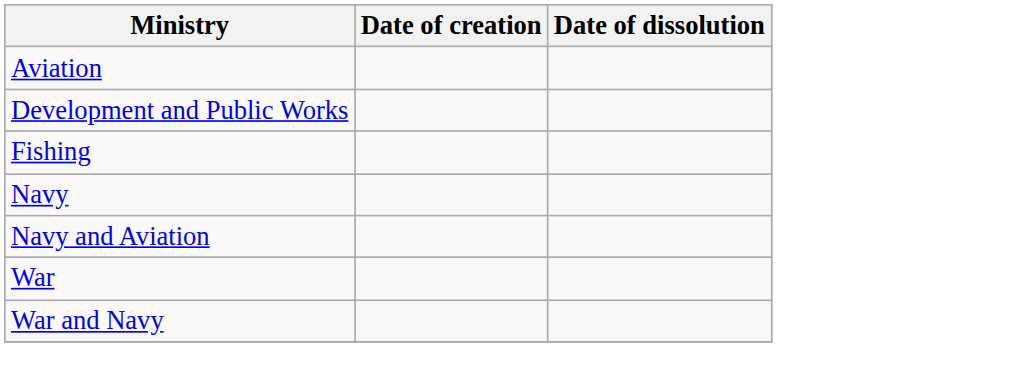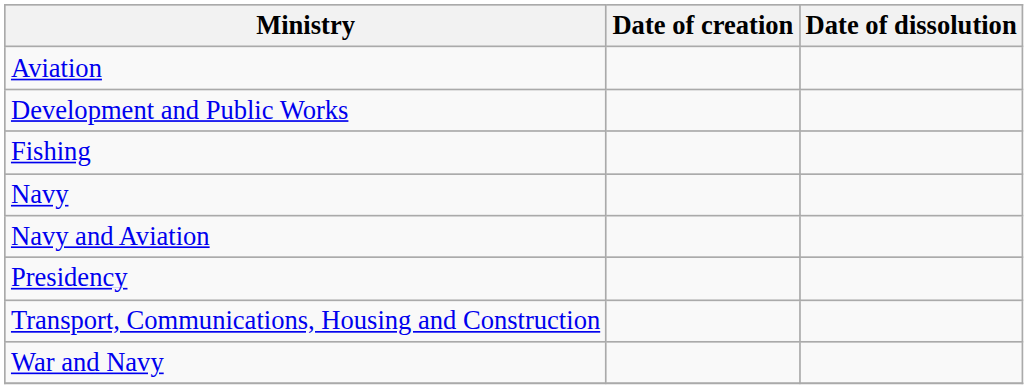+ row: (69, 278)
+ row: (306, 320)
- row: (33, 278)
